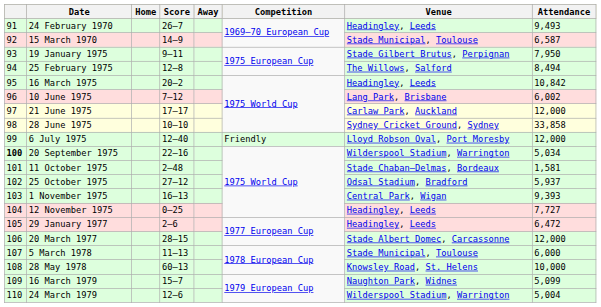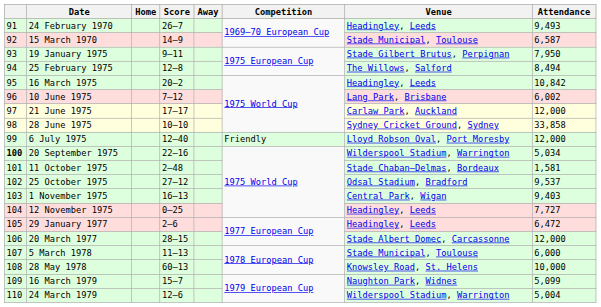(547, 182) 5,937 -> (547, 182) 9,537
(547, 196) 9,393 -> (547, 196) 9,403
